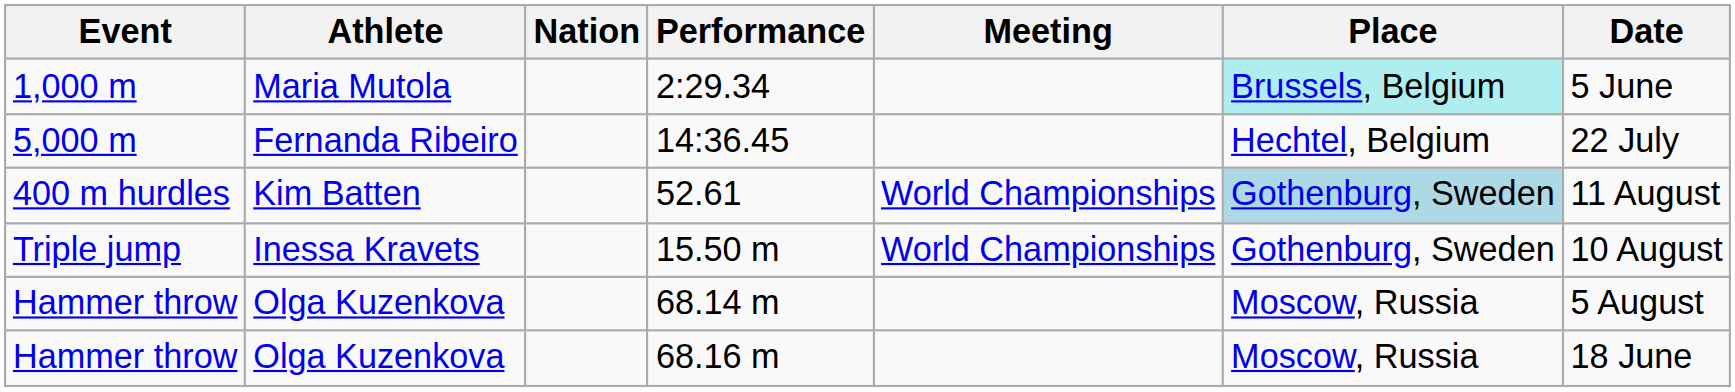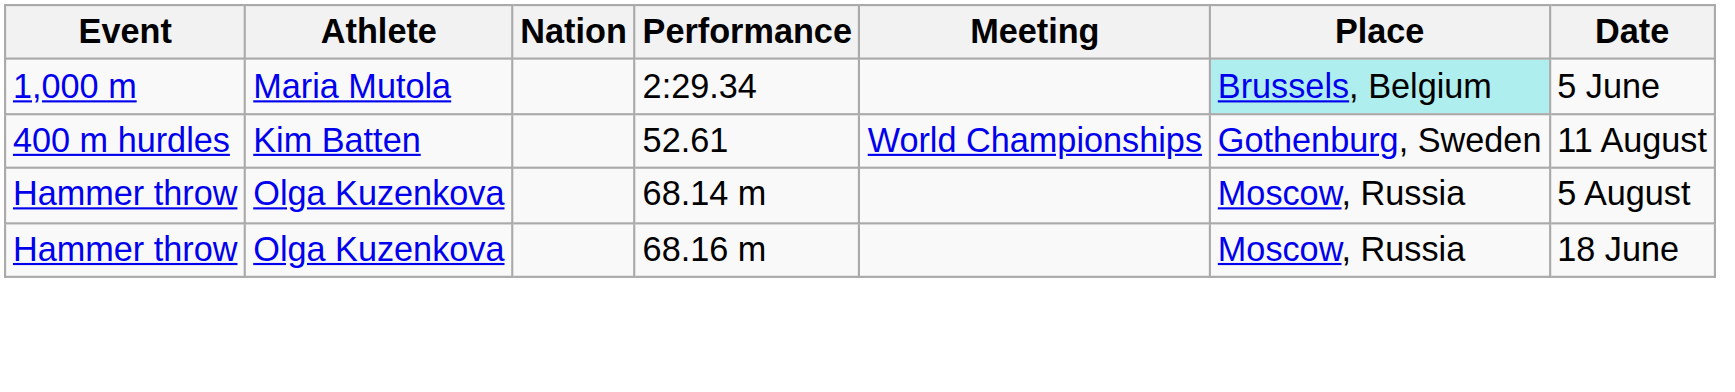- row: (723, 140)
(1393, 194) lightblue background -> (1380, 140) no background
- row: (718, 248)
